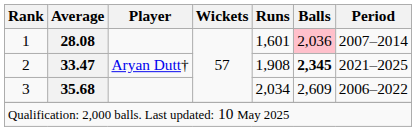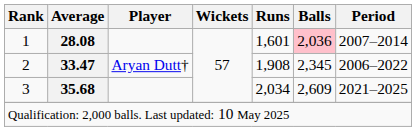(314, 65) bold -> (314, 65) normal
(373, 65) 2021–2025 -> (373, 65) 2006–2022
(373, 89) 2006–2022 -> (373, 89) 2021–2025
